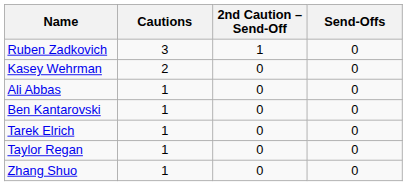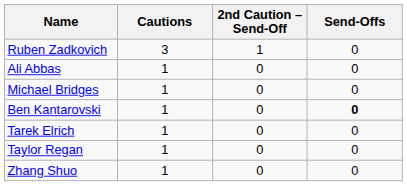- row: (55, 70)
+ row: (53, 90)
(355, 110) normal -> (355, 110) bold
